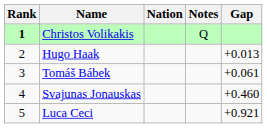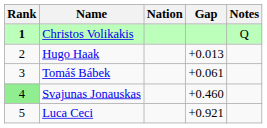columns swapped: (242, 14) <-> (203, 14)
(22, 93) no background -> (22, 93) lightgreen background
